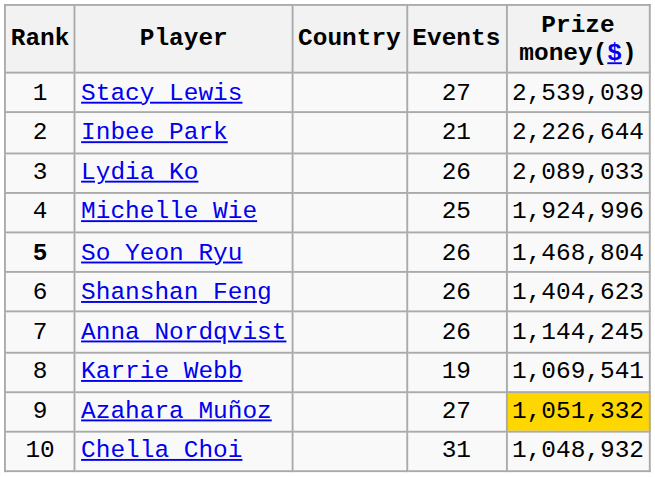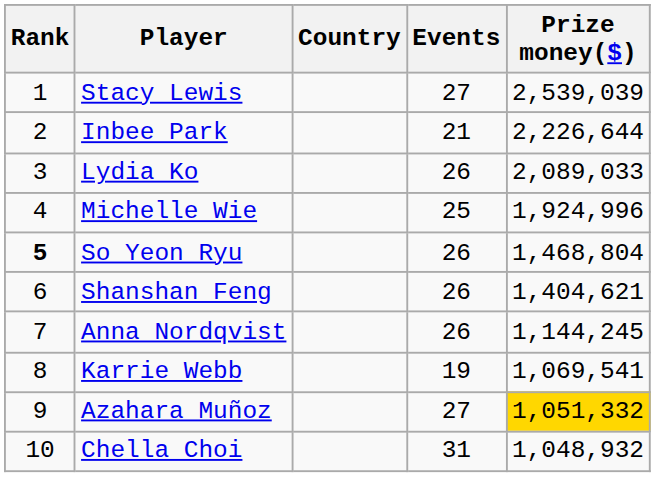(578, 292) 1,404,623 -> (578, 292) 1,404,621
